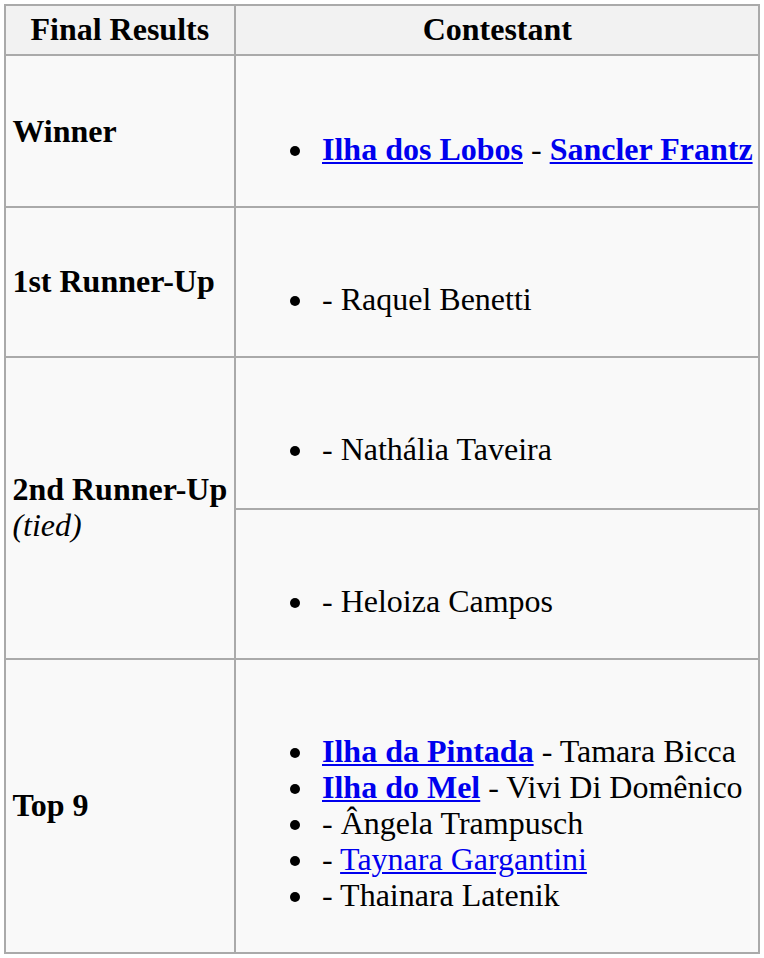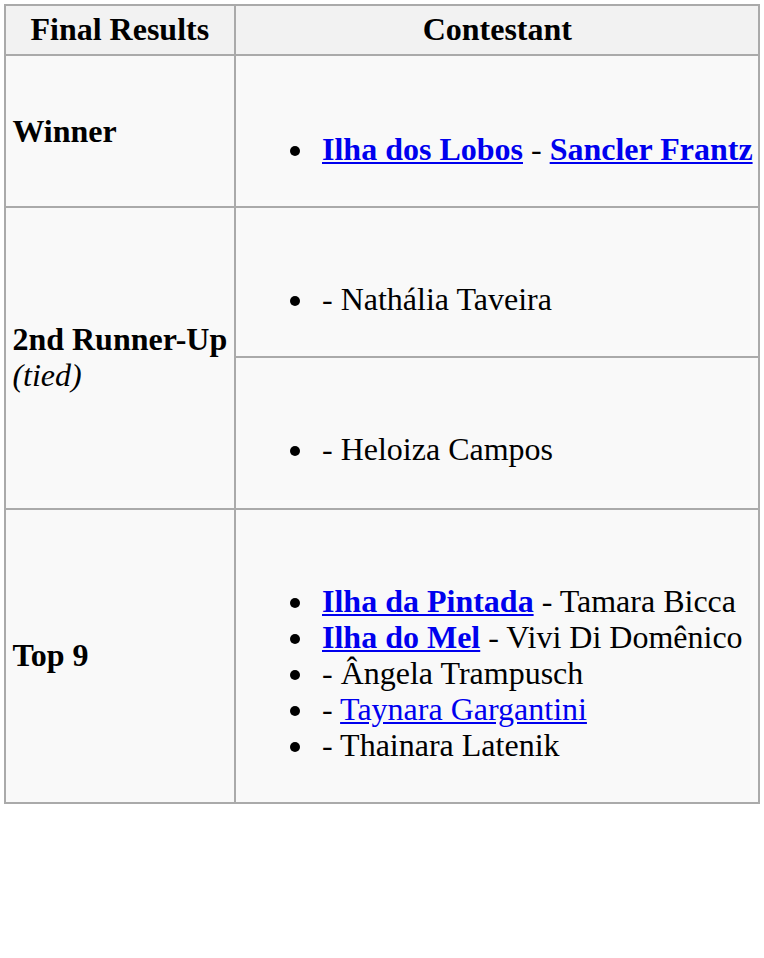- row: (497, 300)
